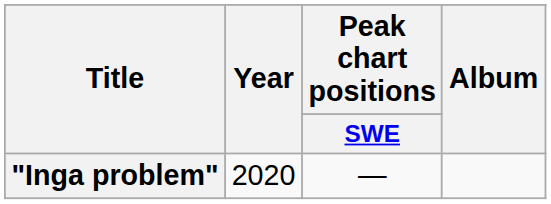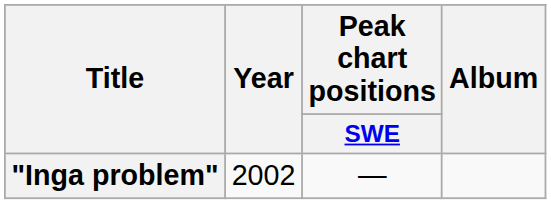(264, 175) 2020 -> (264, 175) 2002
